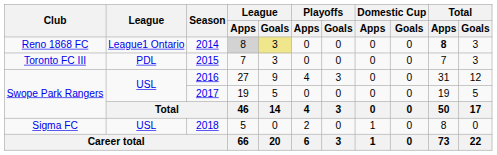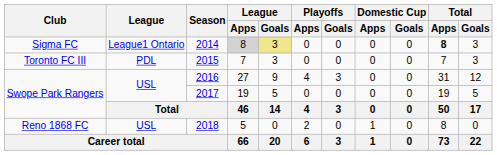(55, 45) Reno 1868 FC -> (55, 45) Sigma FC
(55, 126) Sigma FC -> (55, 126) Reno 1868 FC
